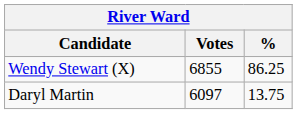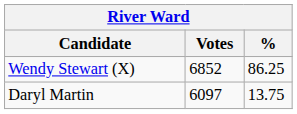(206, 69) 6855 -> (206, 69) 6852
